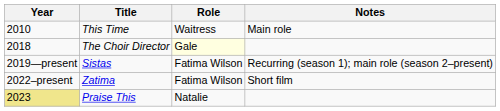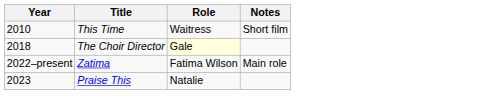(269, 30) Main role -> (265, 30) Short film
- row: (97, 64)
(270, 81) Short film -> (265, 64) Main role
(19, 98) khaki background -> (19, 81) no background
